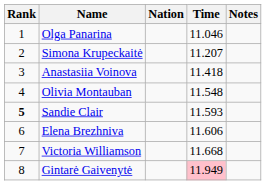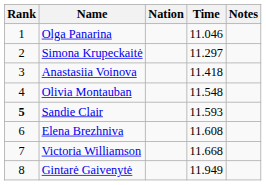(206, 53) 11.207 -> (206, 53) 11.297
(206, 131) 11.606 -> (206, 131) 11.608
(206, 170) pink background -> (206, 170) no background
